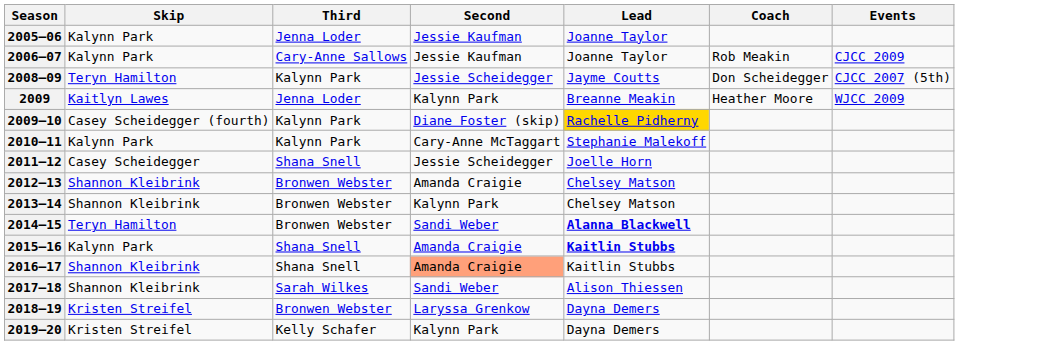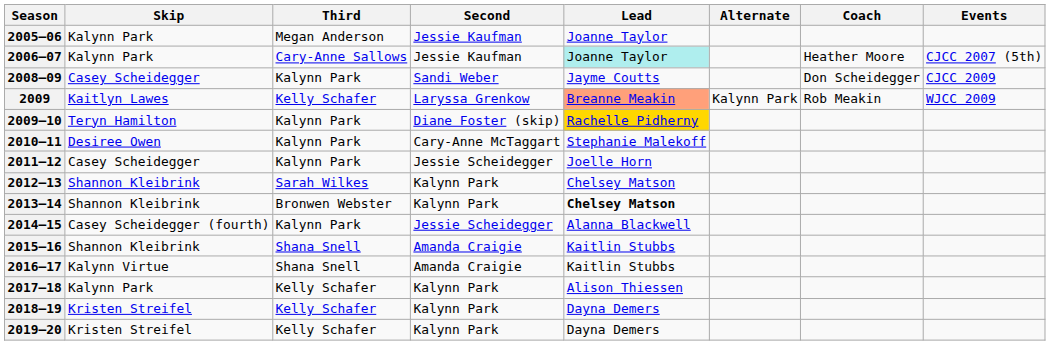+ column: (755, 15)
(318, 36) Jenna Loder -> (330, 36) Megan Anderson
(617, 57) no background -> (617, 57) paleturquoise background
(751, 57) Rob Meakin -> (854, 57) Heather Moore
(870, 57) CJCC 2009 -> (984, 57) CJCC 2007 (5th)
(122, 78) Teryn Hamilton -> (134, 78) Casey Scheidegger
(483, 78) Jessie Scheidegger -> (456, 78) Sandi Weber
(893, 78) CJCC 2007 (5th) -> (961, 78) CJCC 2009
(318, 99) Jenna Loder -> (326, 99) Kelly Schafer
(456, 99) Kalynn Park -> (471, 99) Laryssa Grenkow
(621, 99) no background -> (621, 99) lightsalmon background
(763, 99) Heather Moore -> (842, 99) Rob Meakin
(169, 120) Casey Scheidegger (fourth) -> (122, 120) Teryn Hamilton
(111, 141) Kalynn Park -> (114, 141) Desiree Owen
(318, 162) Shana Snell -> (318, 162) Kalynn Park
(334, 183) Bronwen Webster -> (322, 183) Sarah Wilkes
(468, 183) Amanda Craigie -> (456, 183) Kalynn Park
(621, 204) normal -> (621, 204) bold
(122, 225) Teryn Hamilton -> (169, 225) Casey Scheidegger (fourth)
(334, 225) Bronwen Webster -> (318, 225) Kalynn Park
(456, 225) Sandi Weber -> (483, 225) Jessie Scheidegger
(629, 225) bold -> (629, 225) normal
(111, 246) Kalynn Park -> (134, 246) Shannon Kleibrink
(621, 246) bold -> (621, 246) normal
(134, 267) Shannon Kleibrink -> (118, 267) Kalynn Virtue
(468, 267) lightsalmon background -> (468, 267) no background
(134, 288) Shannon Kleibrink -> (111, 288) Kalynn Park
(322, 288) Sarah Wilkes -> (326, 288) Kelly Schafer
(456, 288) Sandi Weber -> (456, 288) Kalynn Park
(334, 309) Bronwen Webster -> (326, 309) Kelly Schafer
(471, 309) Laryssa Grenkow -> (456, 309) Kalynn Park
